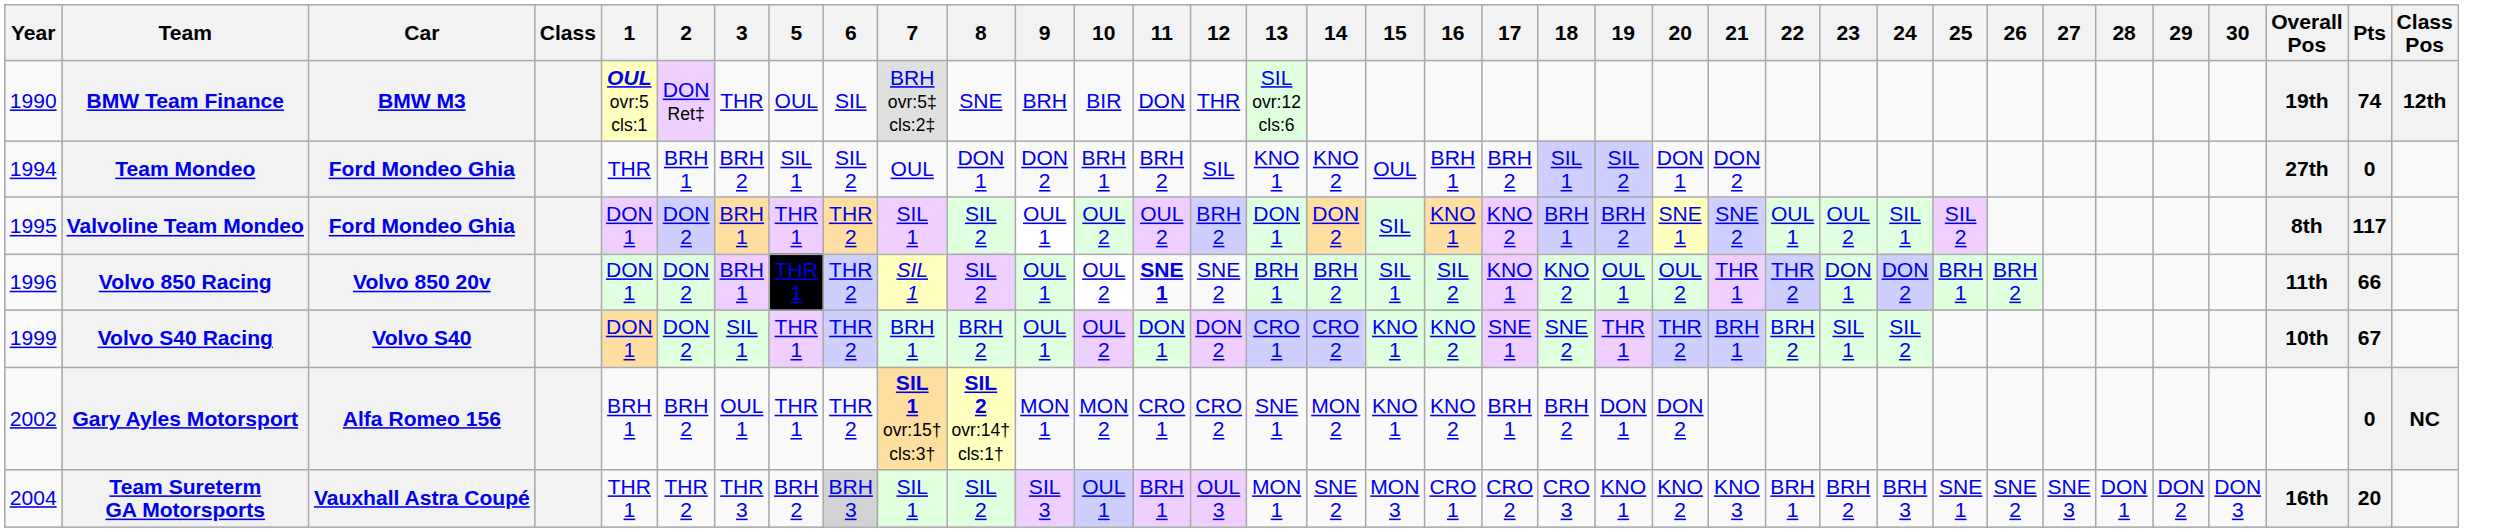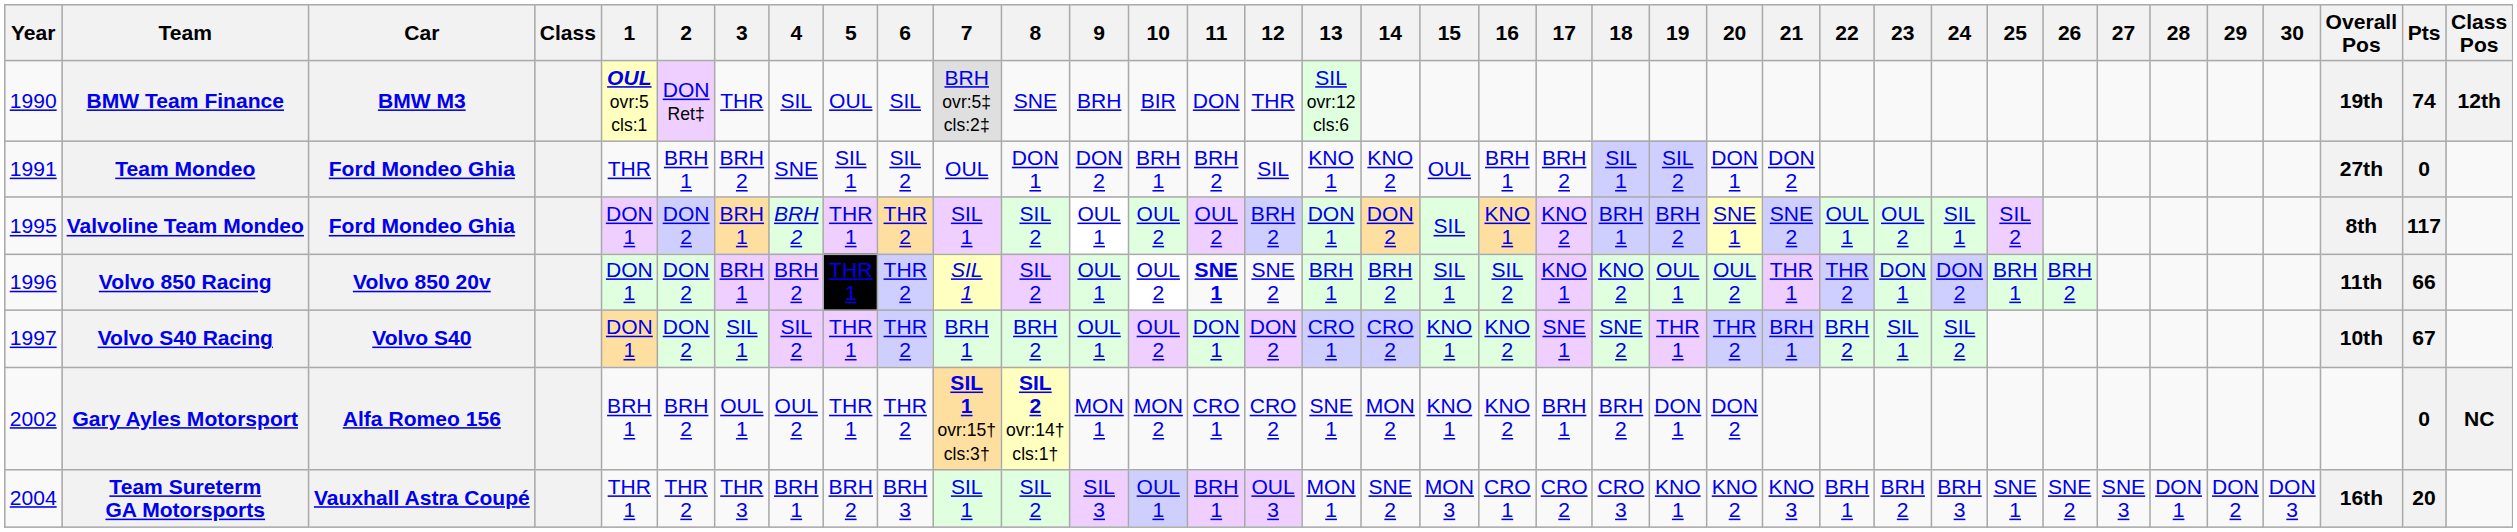+ column: (796, 33)
(33, 169) 1994 -> (33, 169) 1991
(33, 338) 1999 -> (33, 338) 1997
(851, 498) lightgrey background -> (905, 498) no background
